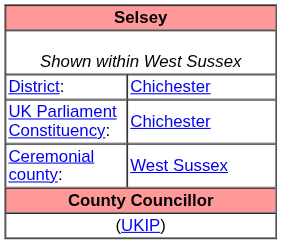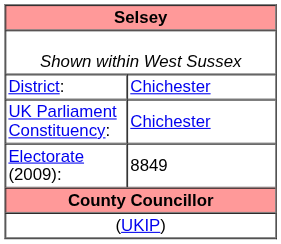- row: (51, 165)
+ row: (46, 165)
